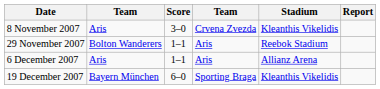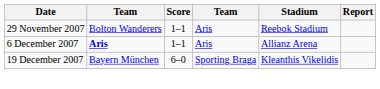- row: (43, 28)
(98, 60) normal -> (98, 44) bold
